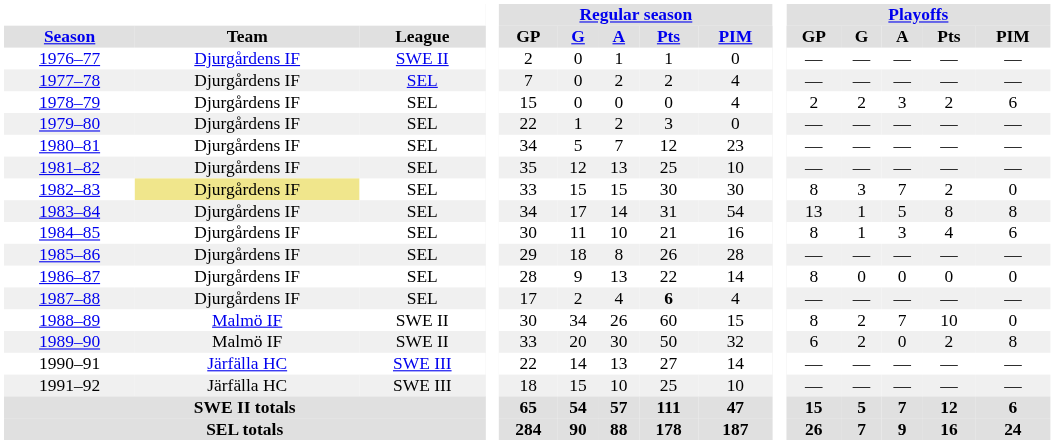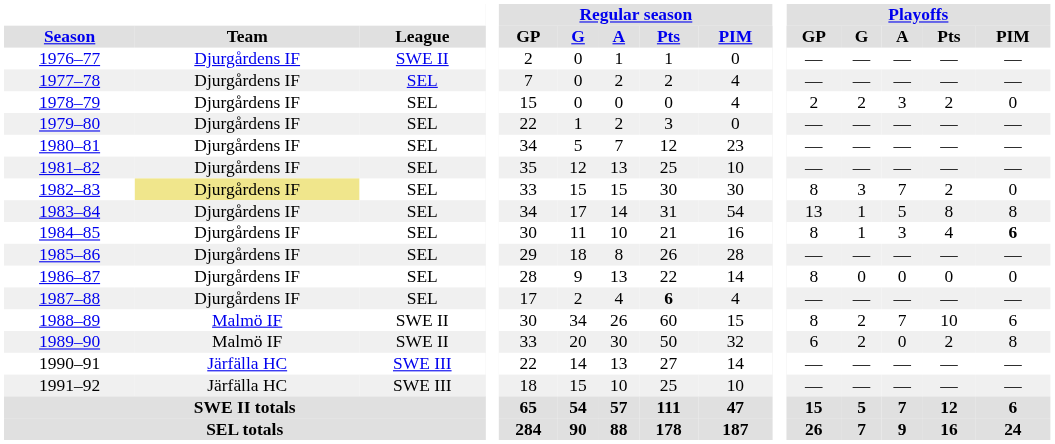(1013, 102) 6 -> (1013, 102) 0
(1013, 232) normal -> (1013, 232) bold
(1013, 320) 0 -> (1013, 320) 6
